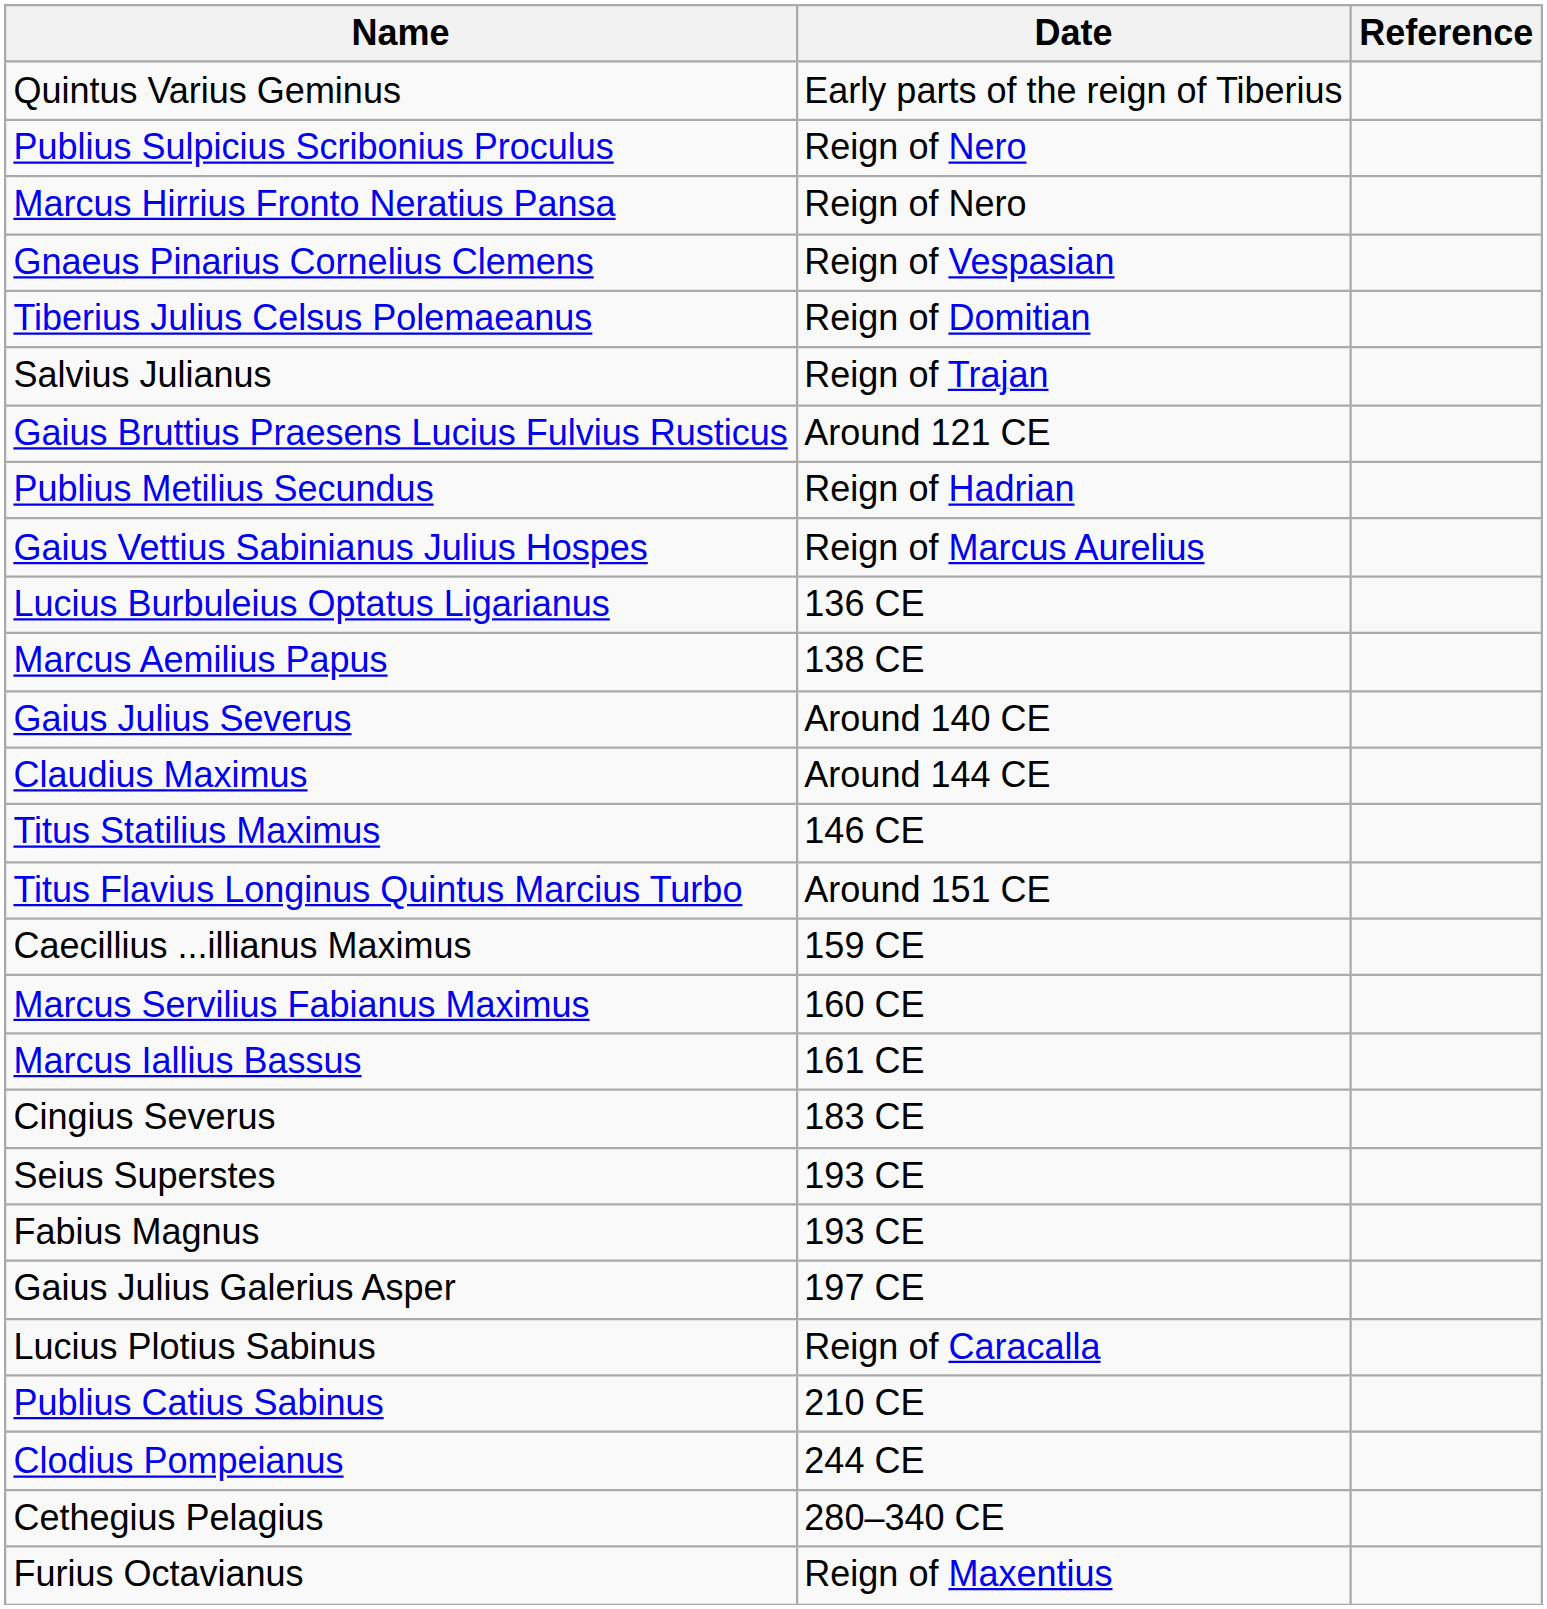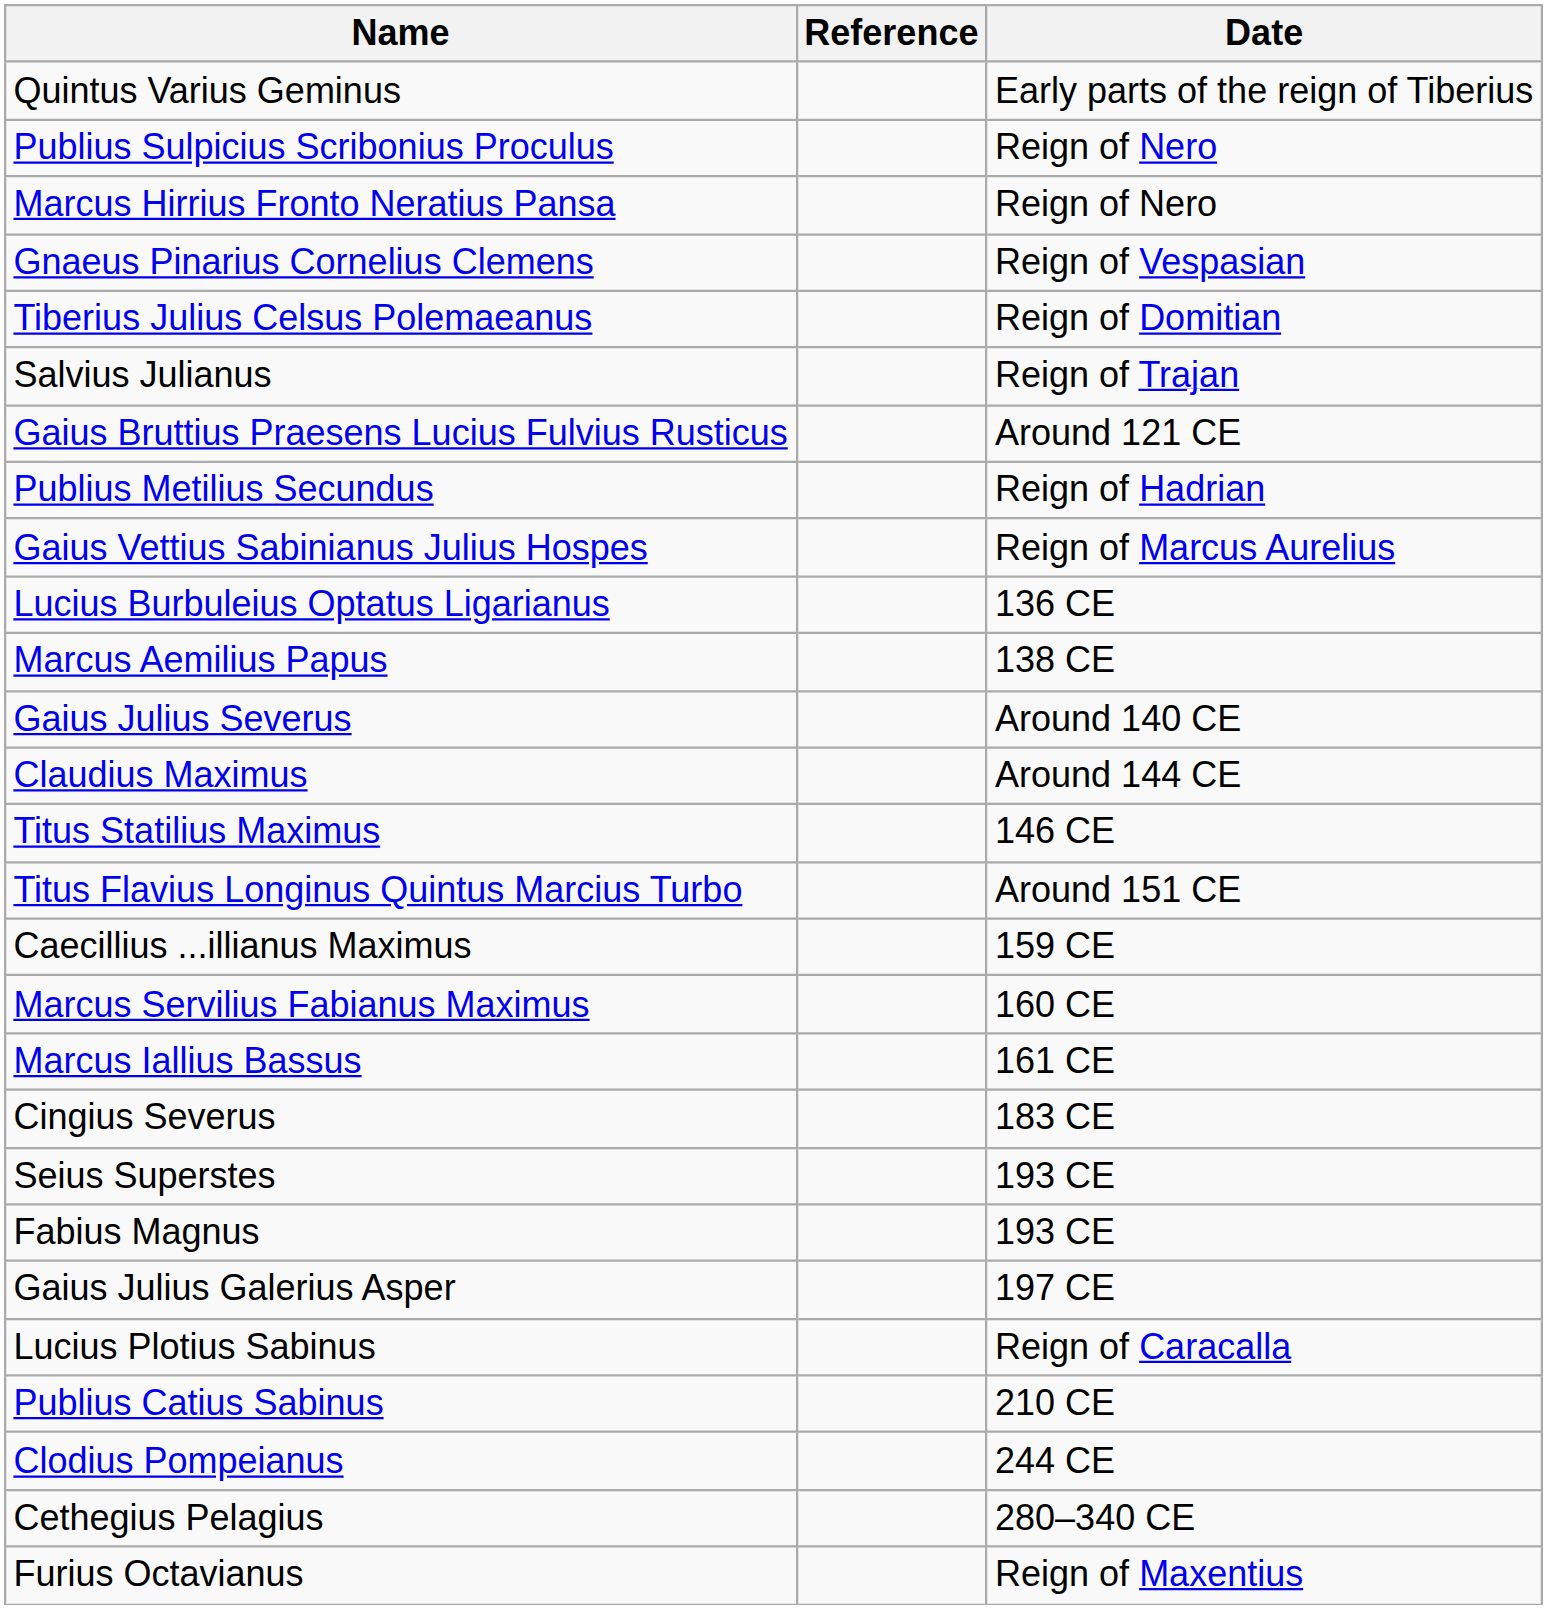columns swapped: (1073, 33) <-> (1446, 33)
